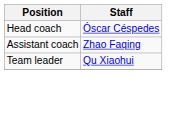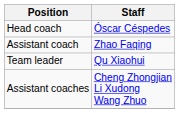+ row: (48, 89)
